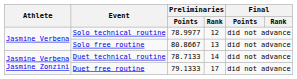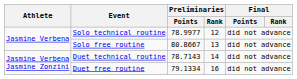(186, 56) 78.7133 -> (186, 56) 78.7143
(186, 68) 79.1333 -> (186, 68) 79.1334
(215, 68) 17 -> (215, 68) 16
